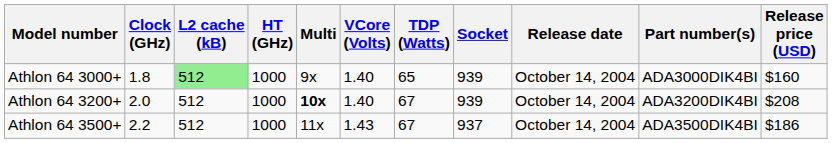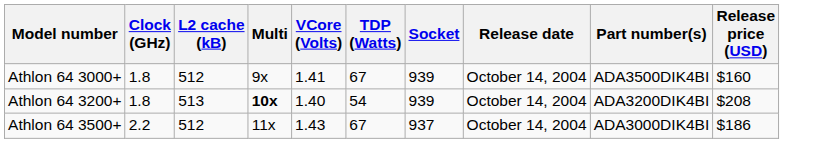- column: (272, 34)
(191, 76) lightgreen background -> (191, 76) no background
(359, 76) 1.40 -> (310, 76) 1.41
(407, 76) 65 -> (358, 76) 67
(700, 76) ADA3000DIK4BI -> (651, 76) ADA3500DIK4BI
(139, 100) 2.0 -> (139, 100) 1.8
(191, 100) 512 -> (191, 100) 513
(407, 100) 67 -> (358, 100) 54
(700, 125) ADA3500DIK4BI -> (651, 125) ADA3000DIK4BI
